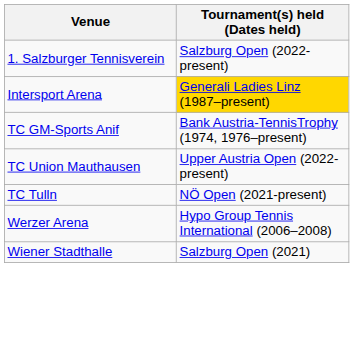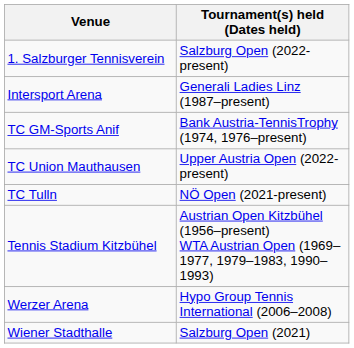(240, 94) gold background -> (240, 94) no background
+ row: (82, 245)
